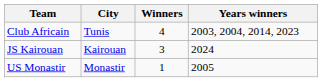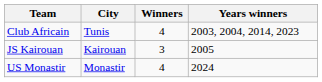(202, 49) 2024 -> (202, 49) 2005
(162, 67) 1 -> (162, 67) 4
(202, 67) 2005 -> (202, 67) 2024
